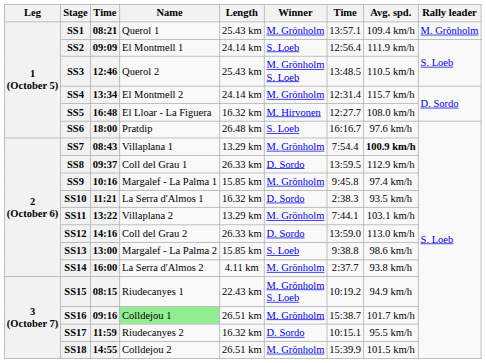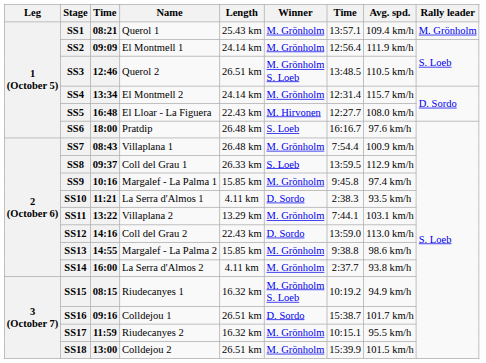(283, 48) S. Loeb -> (295, 48) M. Grönholm
(242, 71) 25.43 km -> (242, 71) 26.51 km
(242, 112) 16.32 km -> (242, 112) 22.43 km
(242, 147) 13.29 km -> (242, 147) 26.48 km
(391, 147) bold -> (390, 147) normal
(286, 164) D. Sordo -> (283, 164) S. Loeb
(242, 199) 16.32 km -> (242, 199) 4.11 km
(242, 234) 26.33 km -> (242, 234) 22.43 km
(105, 251) 13:00 -> (105, 251) 14:55
(283, 251) S. Loeb -> (295, 251) M. Grönholm
(242, 292) 22.43 km -> (242, 292) 16.32 km
(147, 315) lightgreen background -> (147, 315) no background
(295, 315) M. Grönholm -> (286, 315) D. Sordo
(286, 333) D. Sordo -> (295, 333) M. Grönholm
(105, 350) 14:55 -> (105, 350) 13:00
